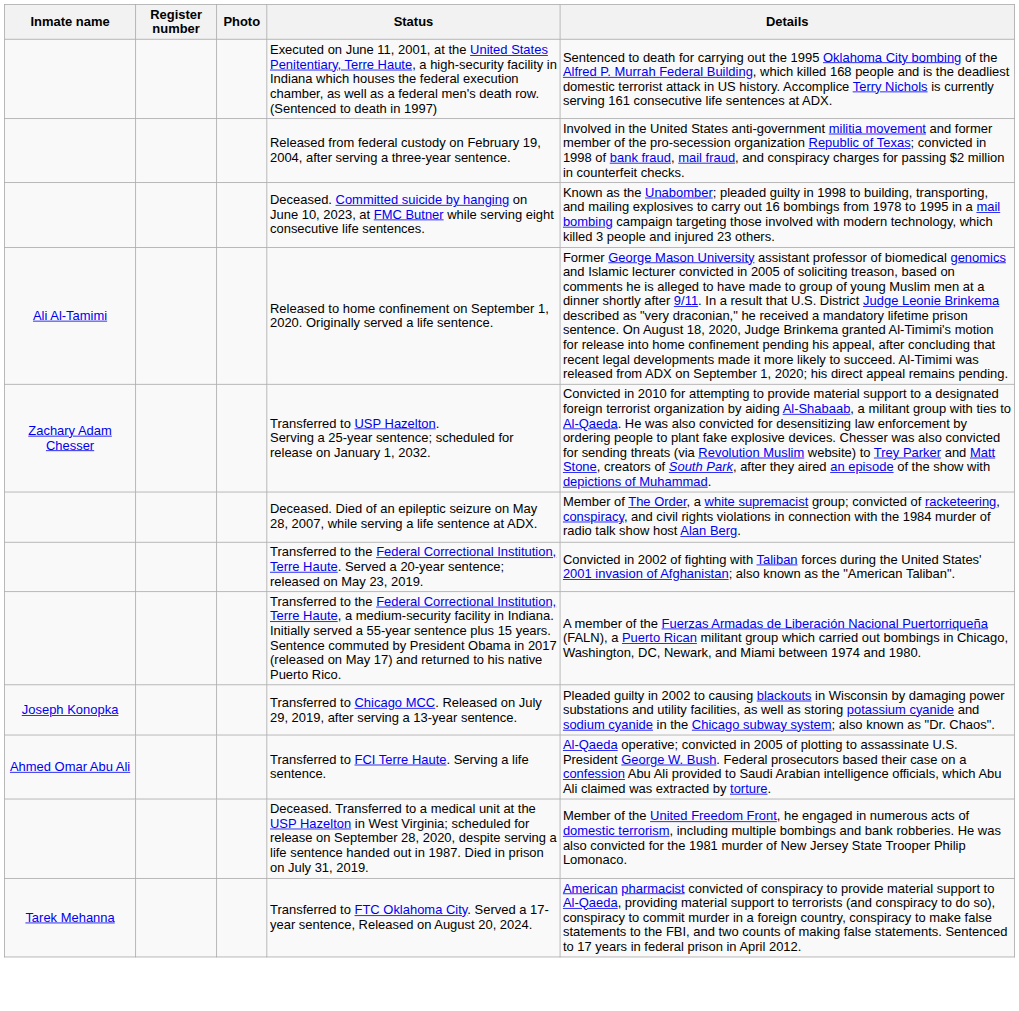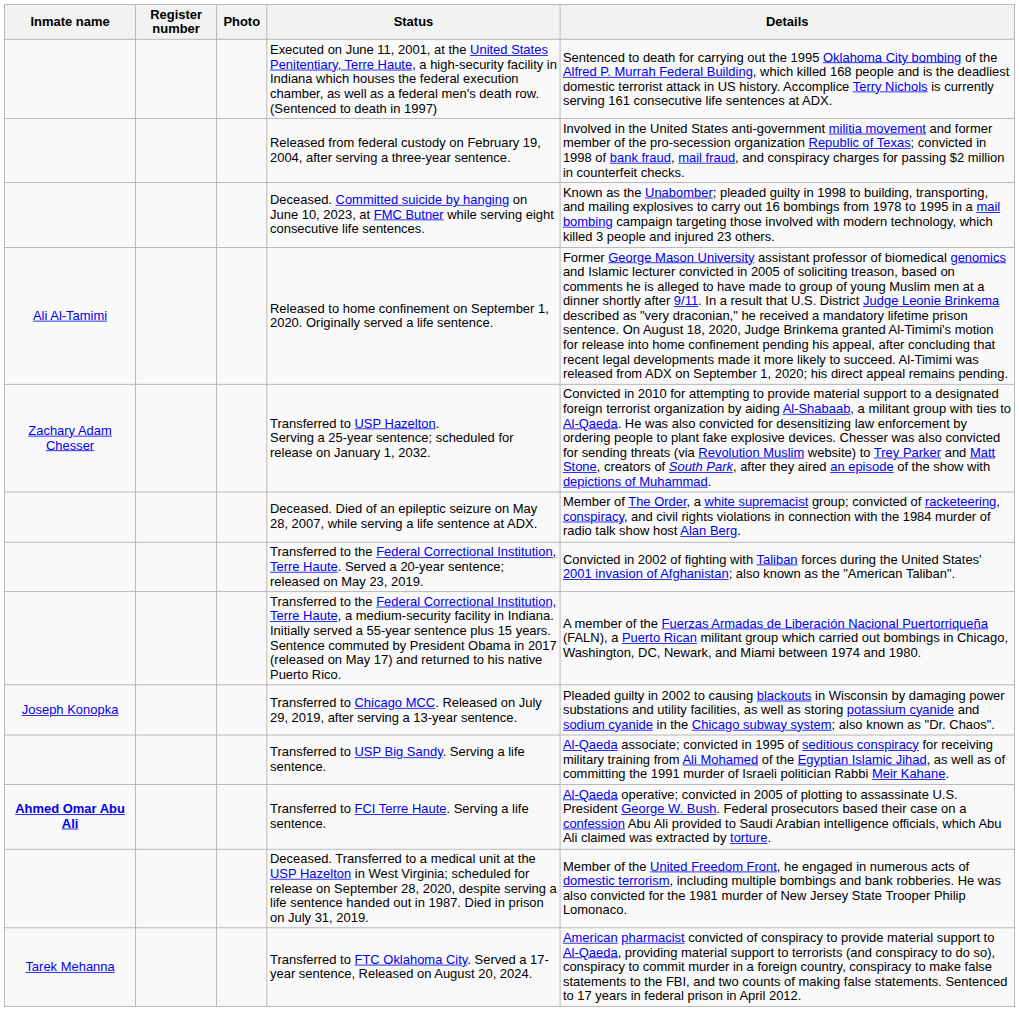+ row: (397, 759)
(70, 767) normal -> (70, 816) bold
